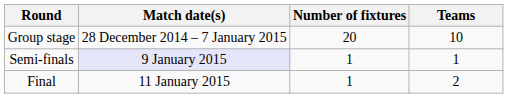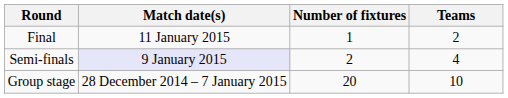rows swapped: (41, 37) <-> (41, 81)
(350, 59) 1 -> (350, 59) 2
(456, 59) 1 -> (456, 59) 4
